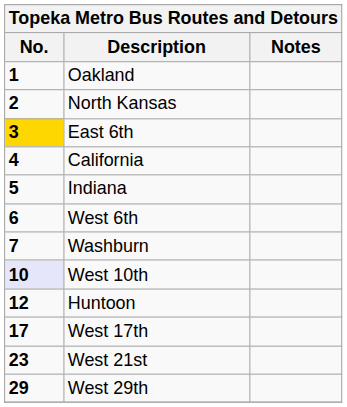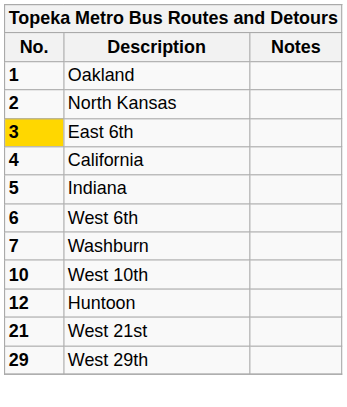(19, 274) lavender background -> (19, 274) no background
- row: (108, 331)
(19, 359) 23 -> (19, 331) 21
